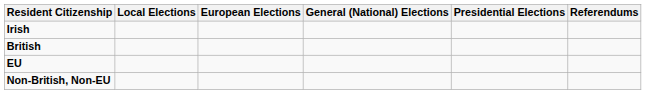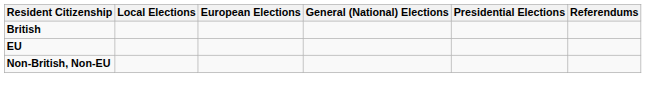- row: (18, 30)
